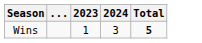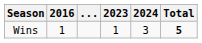+ column: (62, 13)
